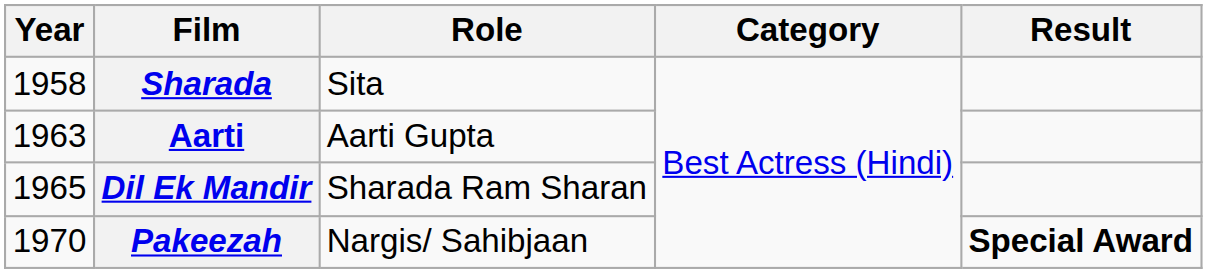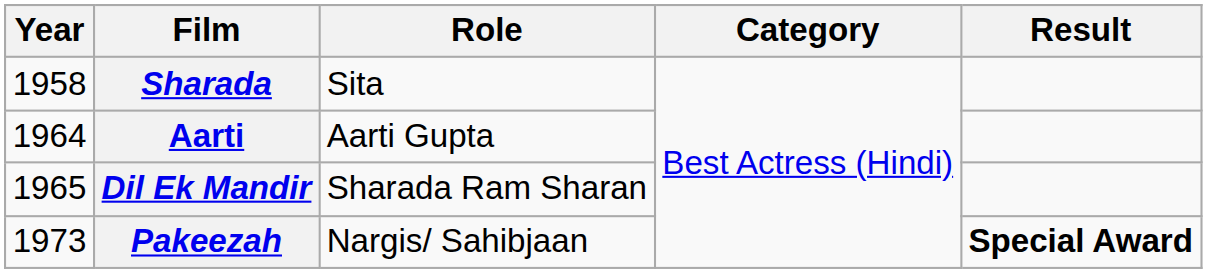(50, 135) 1963 -> (50, 135) 1964
(50, 240) 1970 -> (50, 240) 1973
